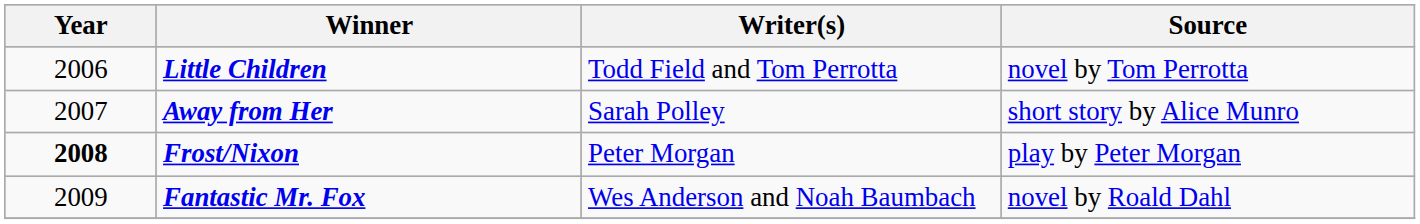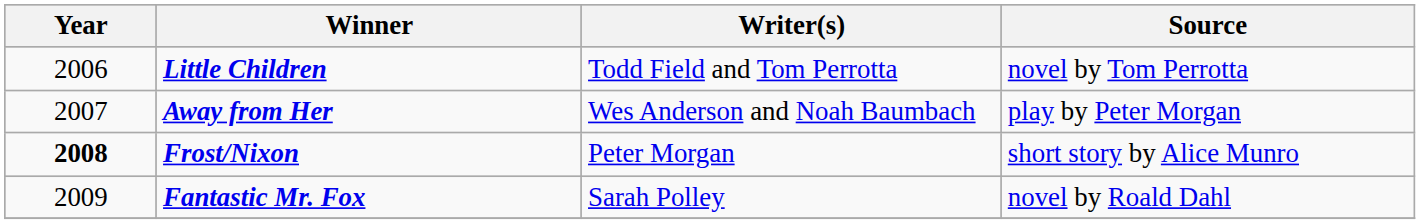(656, 111) Sarah Polley -> (782, 111) Wes Anderson and Noah Baumbach
(1153, 111) short story by Alice Munro -> (1124, 111) play by Peter Morgan
(1124, 153) play by Peter Morgan -> (1153, 153) short story by Alice Munro
(782, 196) Wes Anderson and Noah Baumbach -> (656, 196) Sarah Polley
